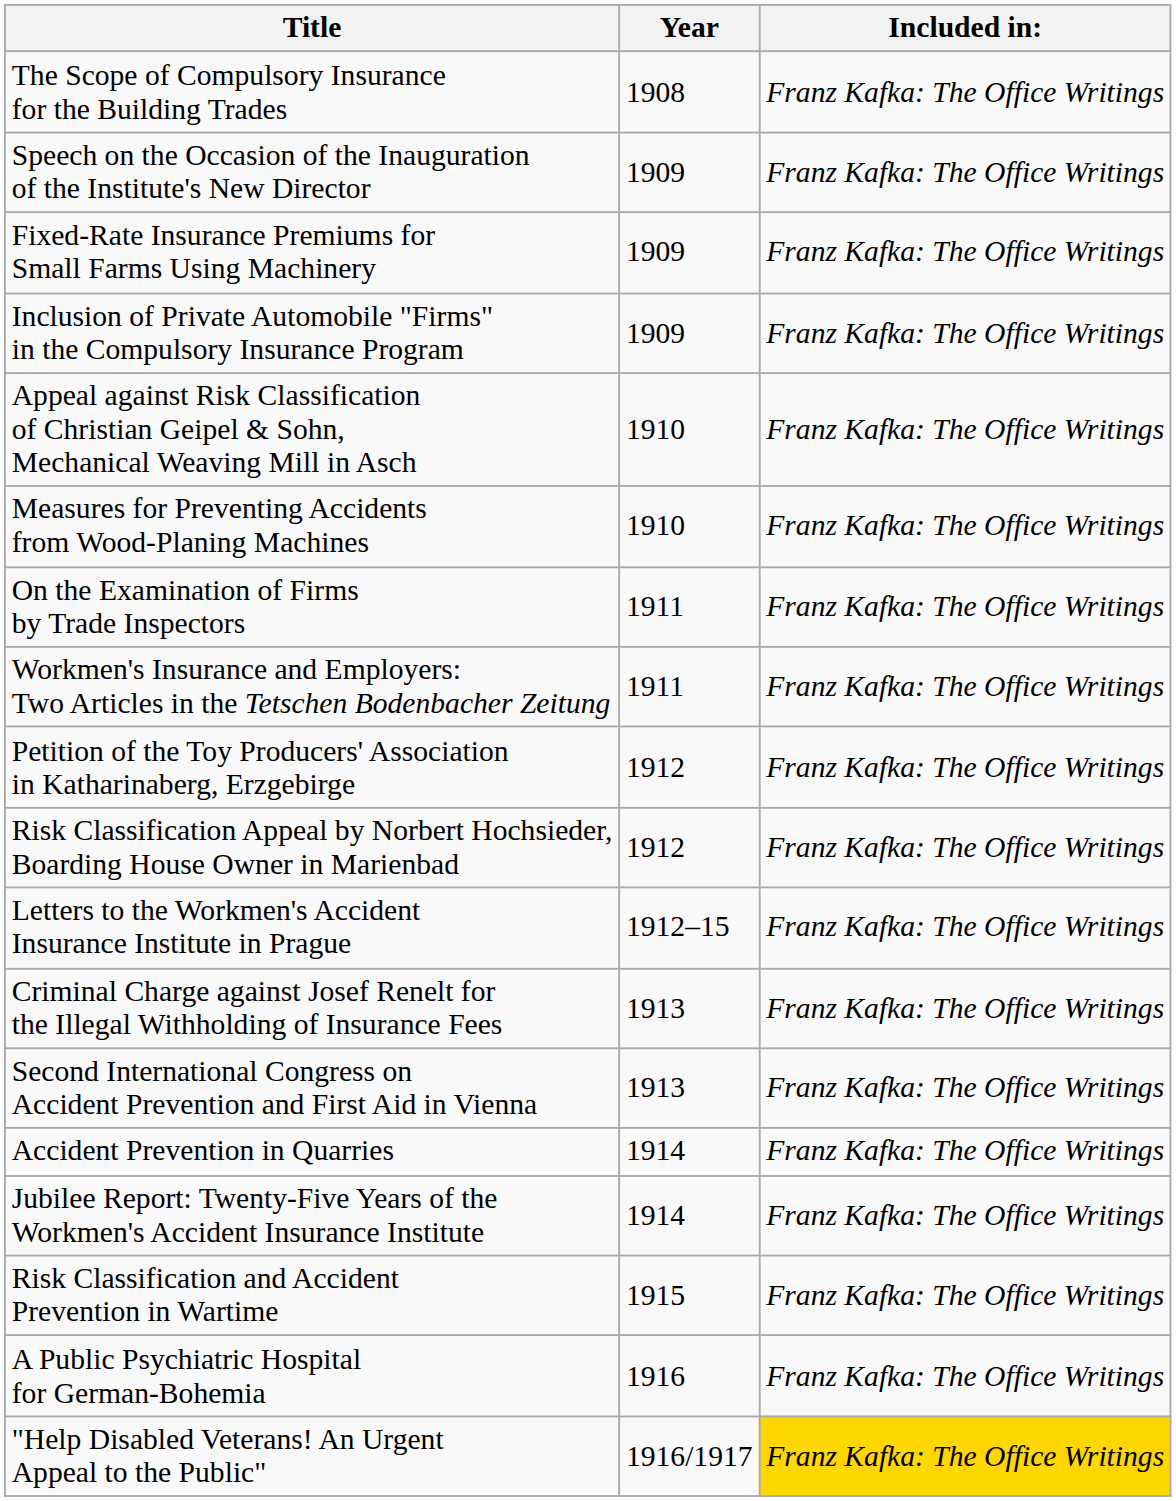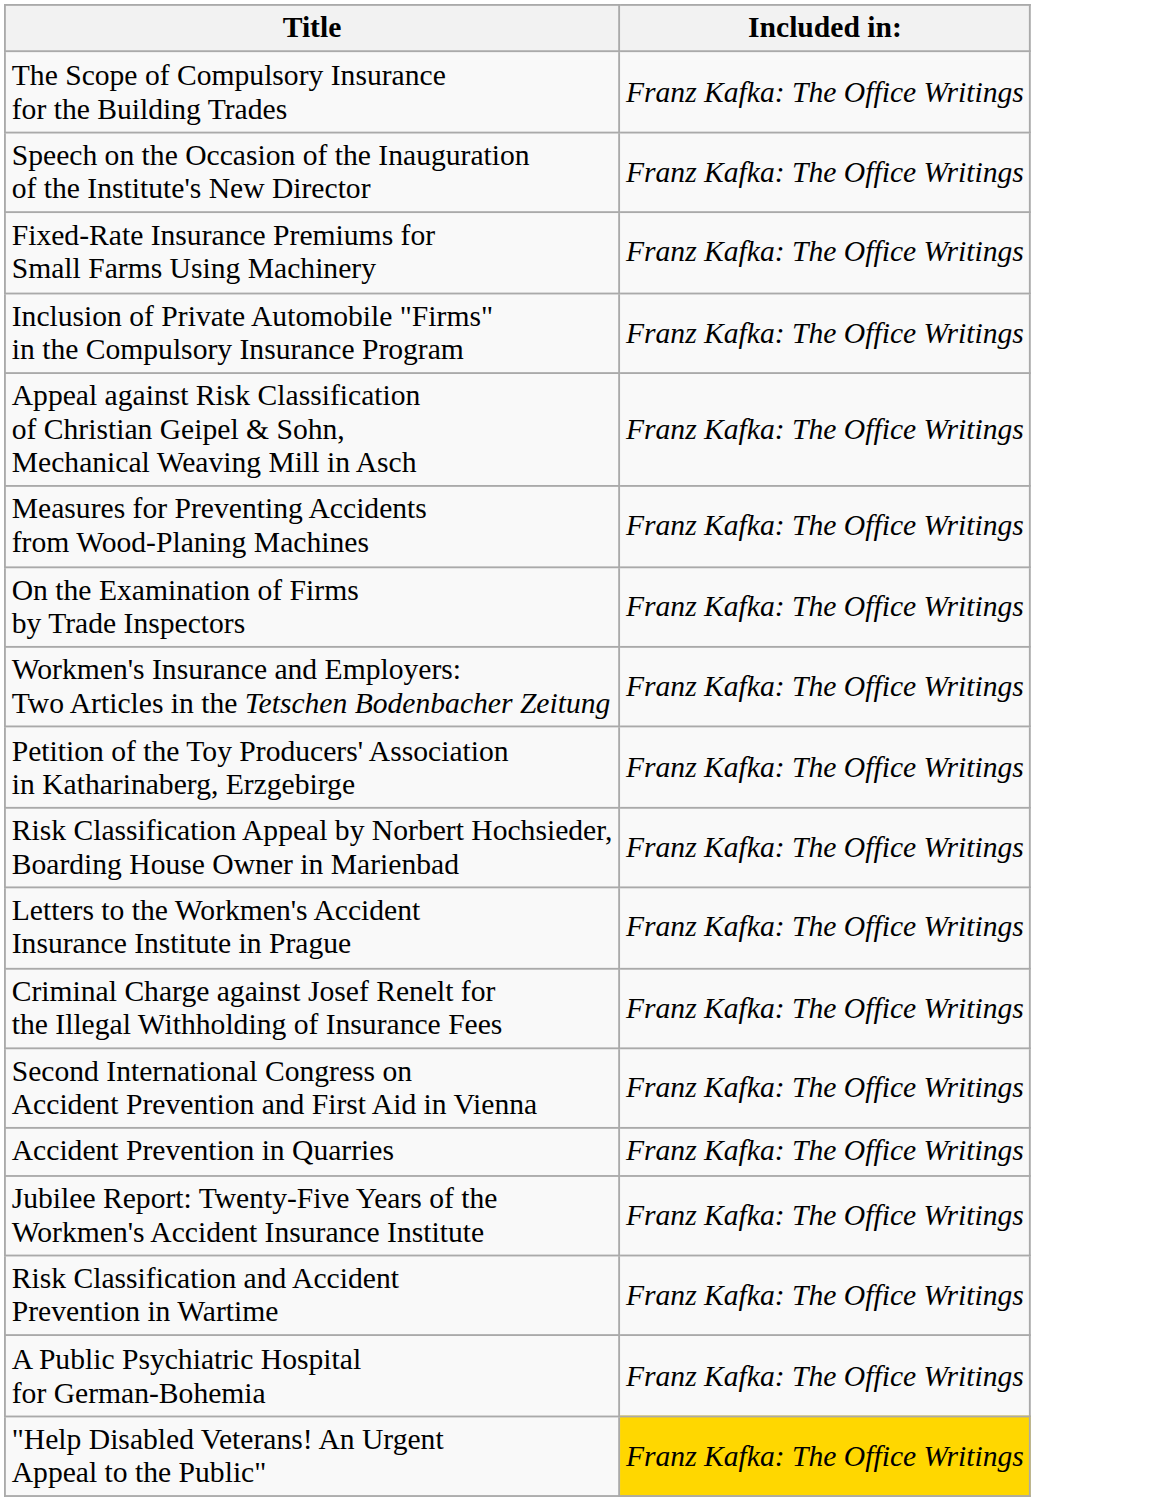- column: (689, 27)
